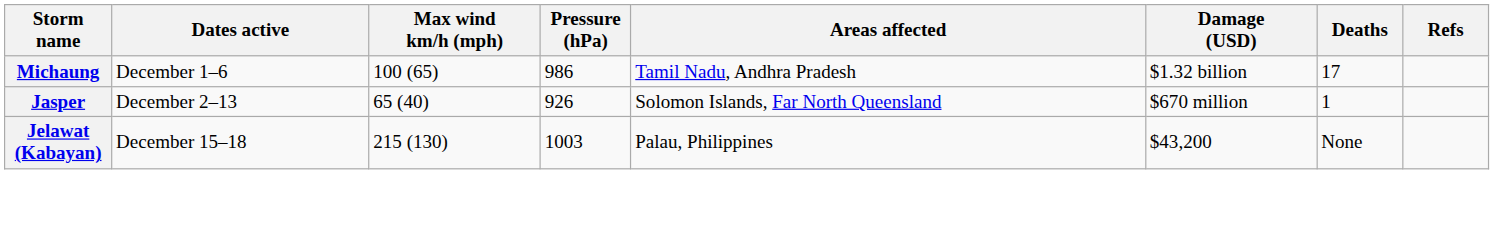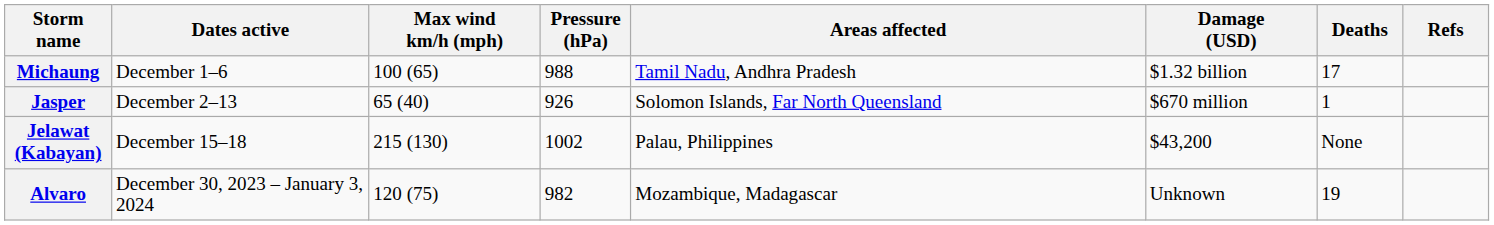(559, 71) 986 -> (559, 71) 988
(564, 142) 1003 -> (564, 142) 1002
+ row: (58, 193)
